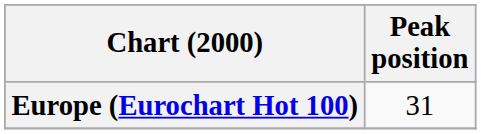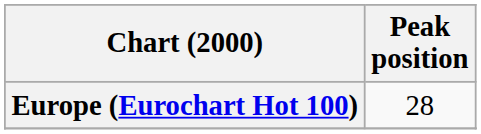(420, 104) 31 -> (420, 104) 28
